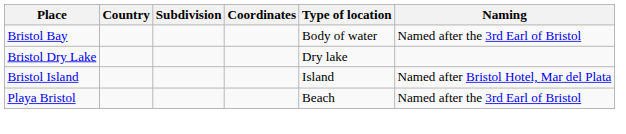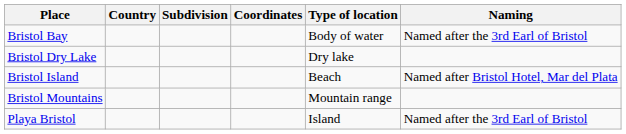(318, 77) Island -> (325, 77) Beach
+ row: (55, 98)
(318, 98) Beach -> (324, 118) Island
